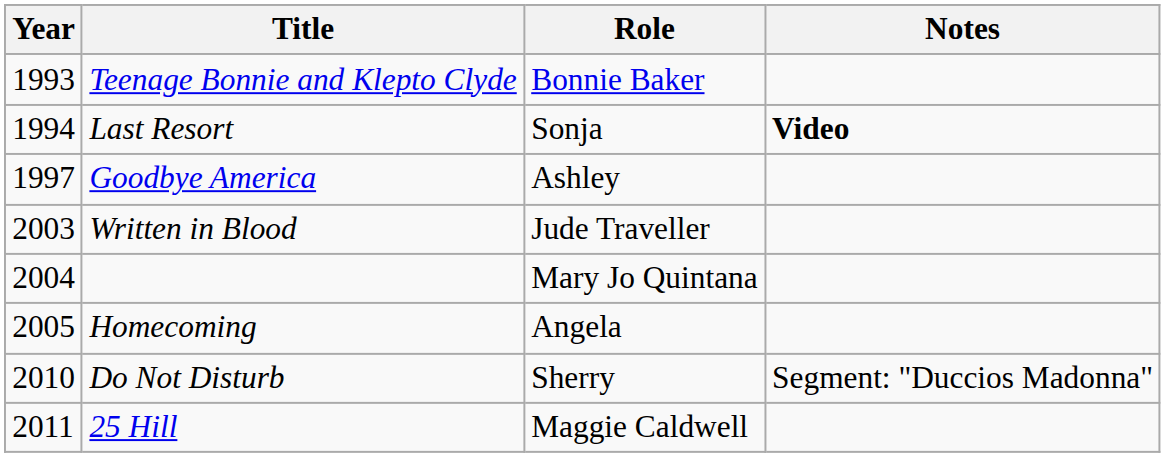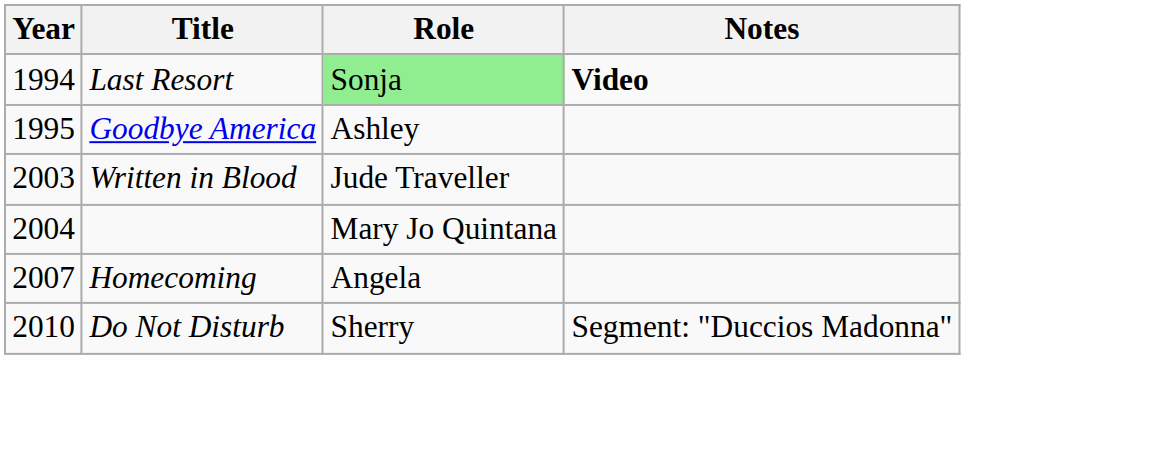- row: (303, 79)
(567, 128) no background -> (366, 79) lightgreen background
(44, 178) 1997 -> (44, 128) 1995
(44, 327) 2005 -> (44, 278) 2007
- row: (133, 427)
